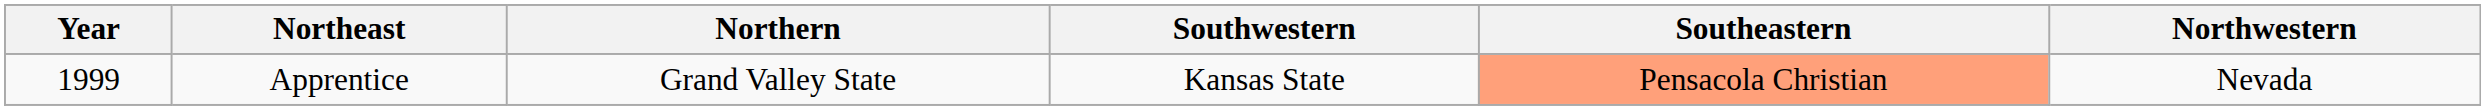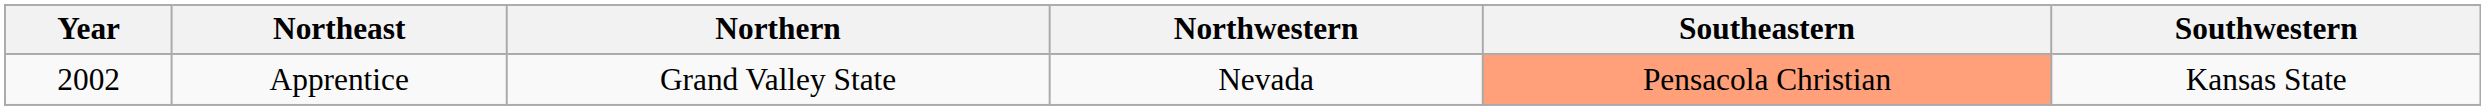columns swapped: (2264, 29) <-> (1264, 29)
(89, 79) 1999 -> (89, 79) 2002
